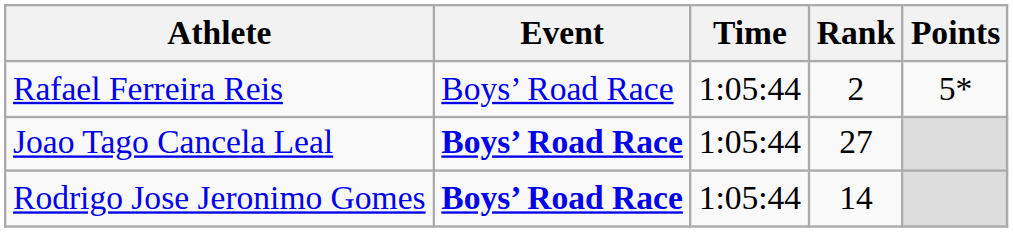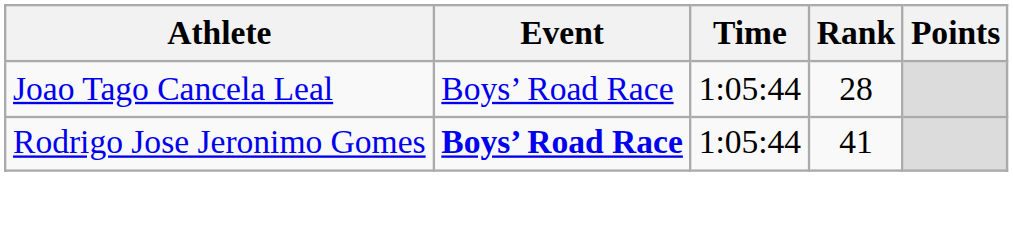- row: (148, 87)
(562, 143) bold -> (557, 87) normal
(856, 143) 27 -> (856, 87) 28
(856, 198) 14 -> (856, 143) 41
